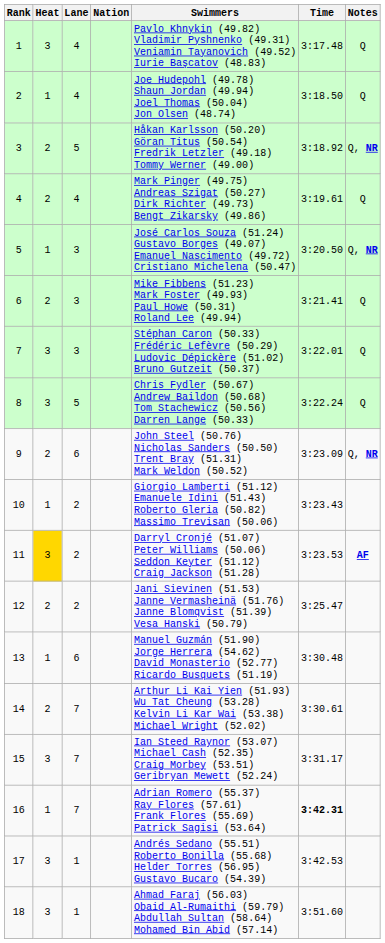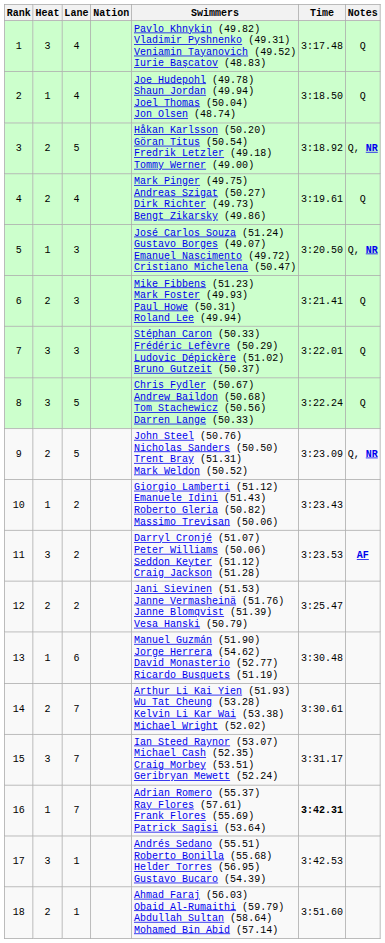(76, 454) 6 -> (76, 454) 5
(48, 556) gold background -> (48, 556) no background
(48, 913) 3 -> (48, 913) 2
